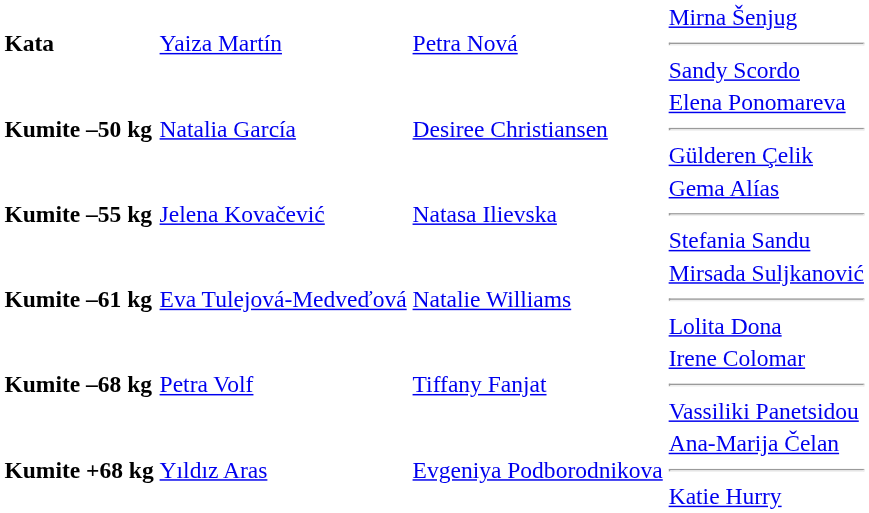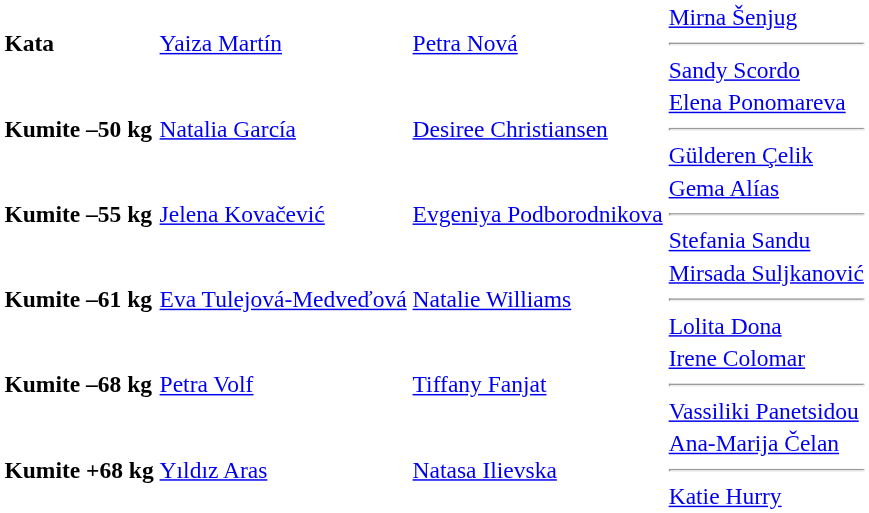(485, 214) Natasa Ilievska -> (538, 214) Evgeniya Podborodnikova
(538, 470) Evgeniya Podborodnikova -> (485, 470) Natasa Ilievska
